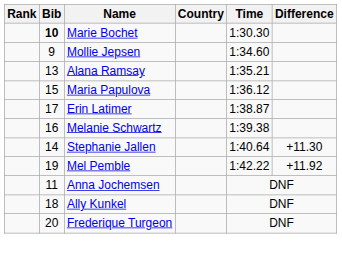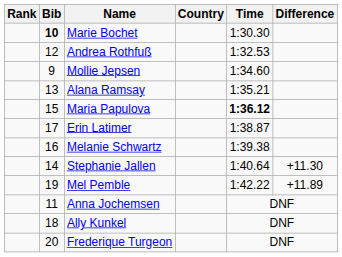+ row: (109, 52)
(249, 90) normal -> (250, 109) bold
(304, 166) +11.92 -> (305, 185) +11.89
